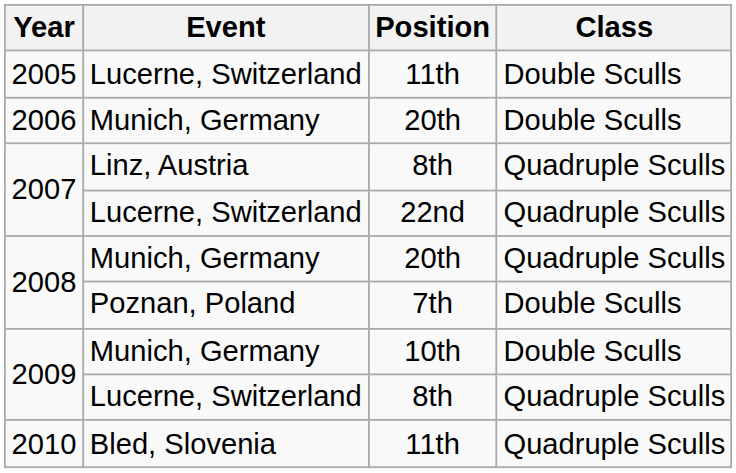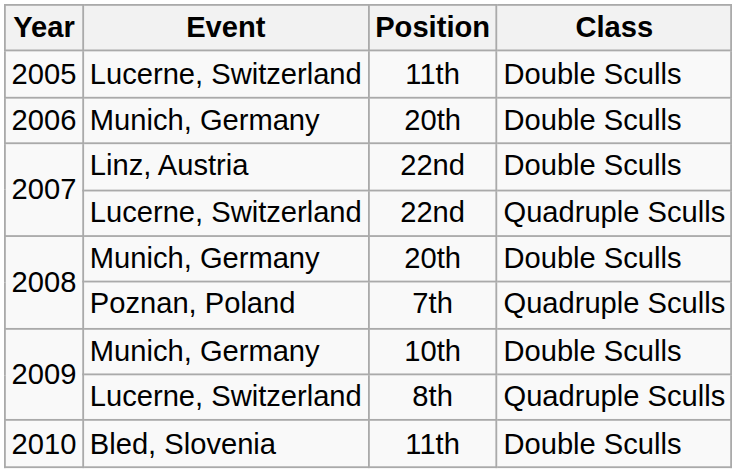(433, 166) 8th -> (433, 166) 22nd
(614, 166) Quadruple Sculls -> (592, 166) Double Sculls
(614, 258) Quadruple Sculls -> (592, 258) Double Sculls
(592, 304) Double Sculls -> (614, 304) Quadruple Sculls
(614, 443) Quadruple Sculls -> (592, 443) Double Sculls
